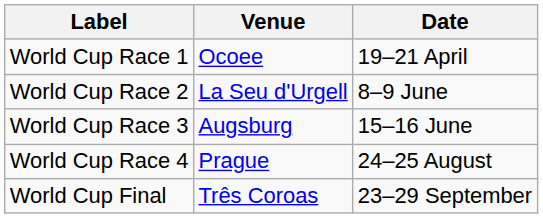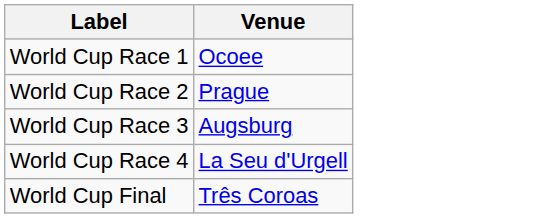- column: (445, 21)
(273, 91) La Seu d'Urgell -> (234, 91) Prague
(234, 160) Prague -> (273, 160) La Seu d'Urgell
